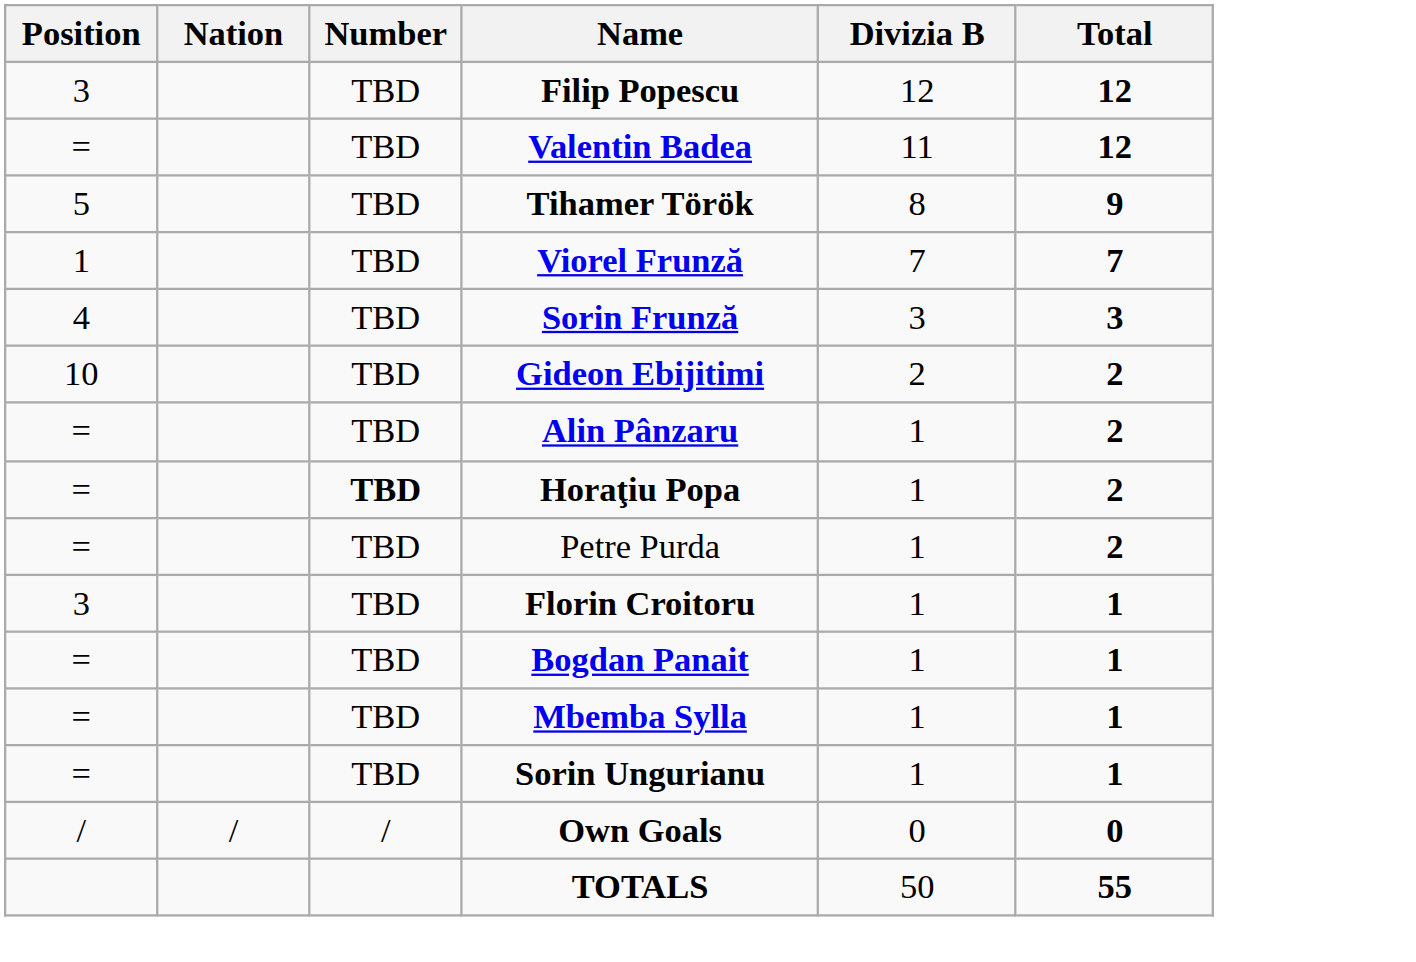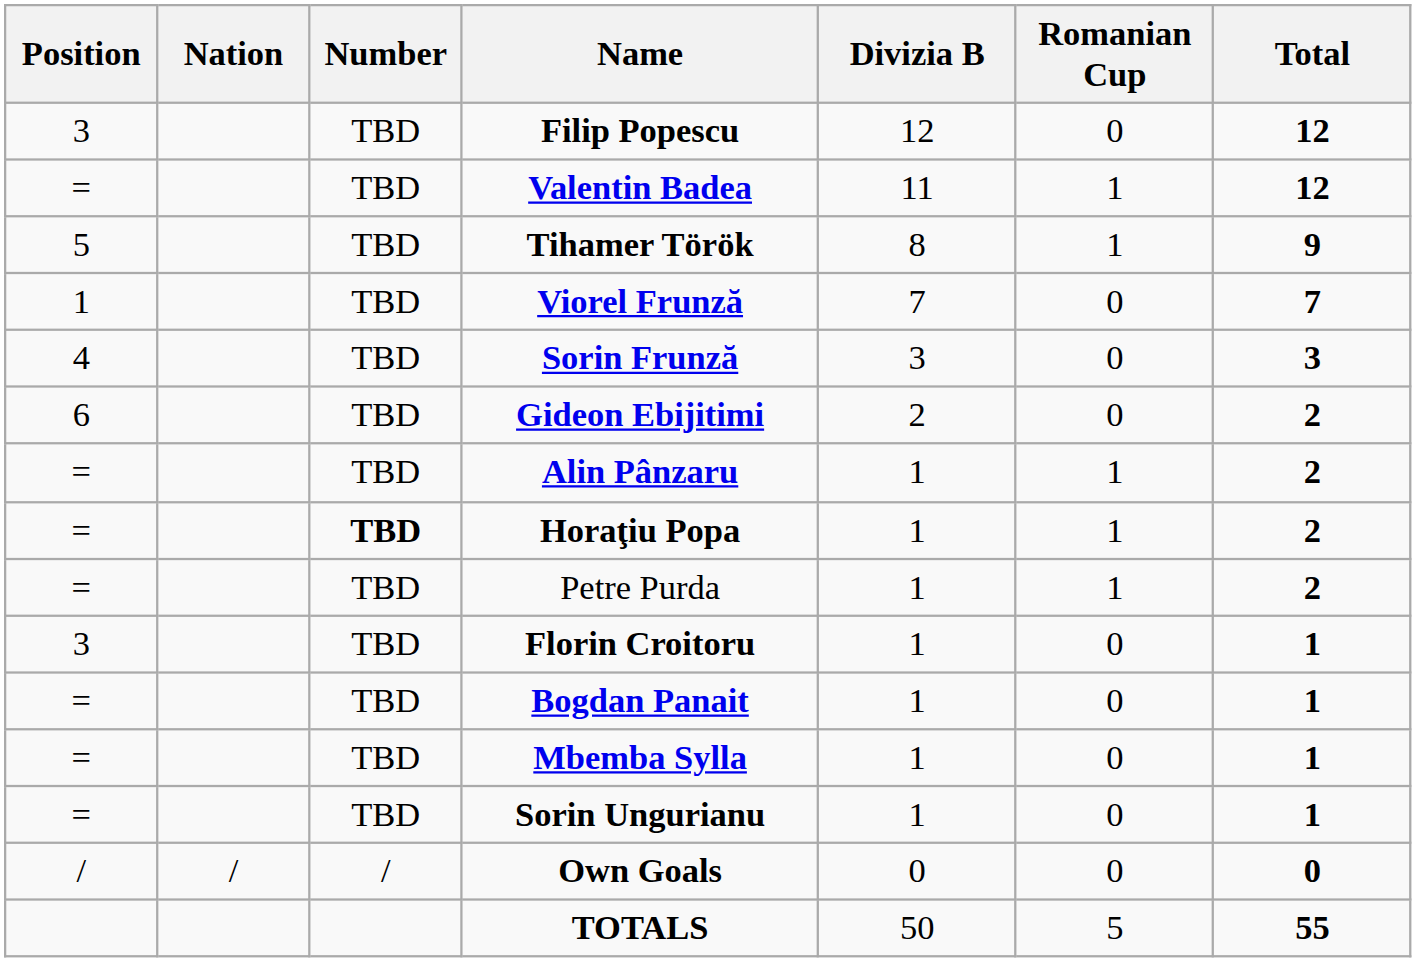+ column: (1115, 53)
(81, 374) 10 -> (81, 415) 6
